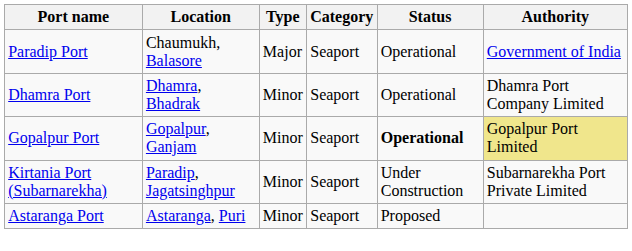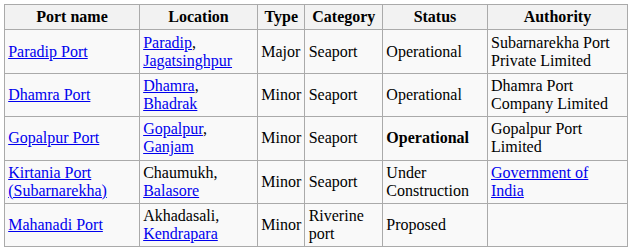(183, 51) Chaumukh, Balasore -> (188, 51) Paradip, Jagatsinghpur
(554, 51) Government of India -> (550, 51) Subarnarekha Port Private Limited
(532, 138) khaki background -> (537, 138) no background
(190, 181) Paradip, Jagatsinghpur -> (180, 181) Chaumukh, Balasore
(546, 181) Subarnarekha Port Private Limited -> (540, 181) Government of India
- row: (56, 216)
+ row: (56, 225)
